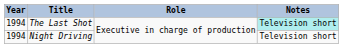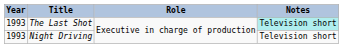(16, 24) 1994 -> (16, 24) 1993
(16, 37) 1994 -> (16, 37) 1993
